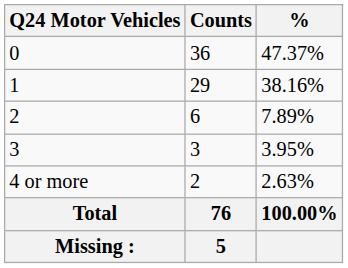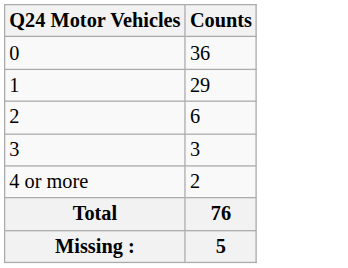- column: (299, 20)
